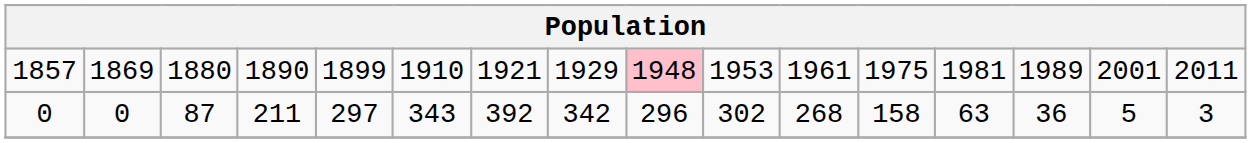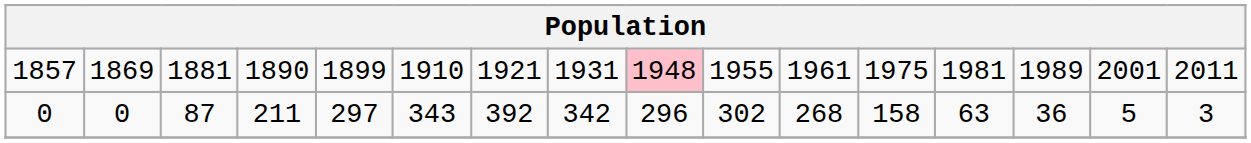(200, 71) 1880 -> (200, 71) 1881
(587, 71) 1929 -> (587, 71) 1931
(742, 71) 1953 -> (742, 71) 1955
